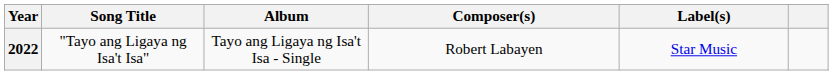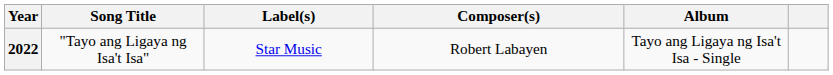columns swapped: (286, 16) <-> (704, 16)
